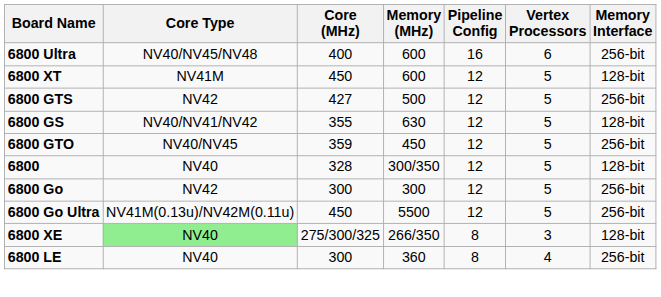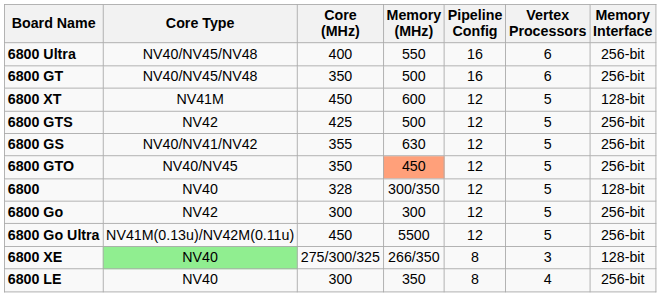(414, 54) 600 -> (414, 54) 550
+ row: (35, 76)
(340, 99) 427 -> (340, 122) 425
(623, 122) 128-bit -> (623, 144) 256-bit
(340, 144) 359 -> (340, 167) 350
(414, 144) no background -> (414, 167) lightsalmon background
(414, 257) 360 -> (414, 280) 350
